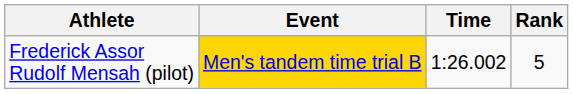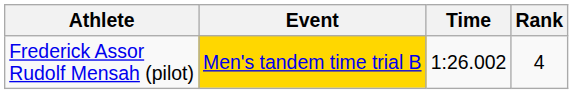(539, 62) 5 -> (539, 62) 4
